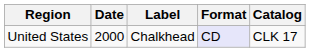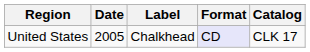(109, 36) 2000 -> (109, 36) 2005
